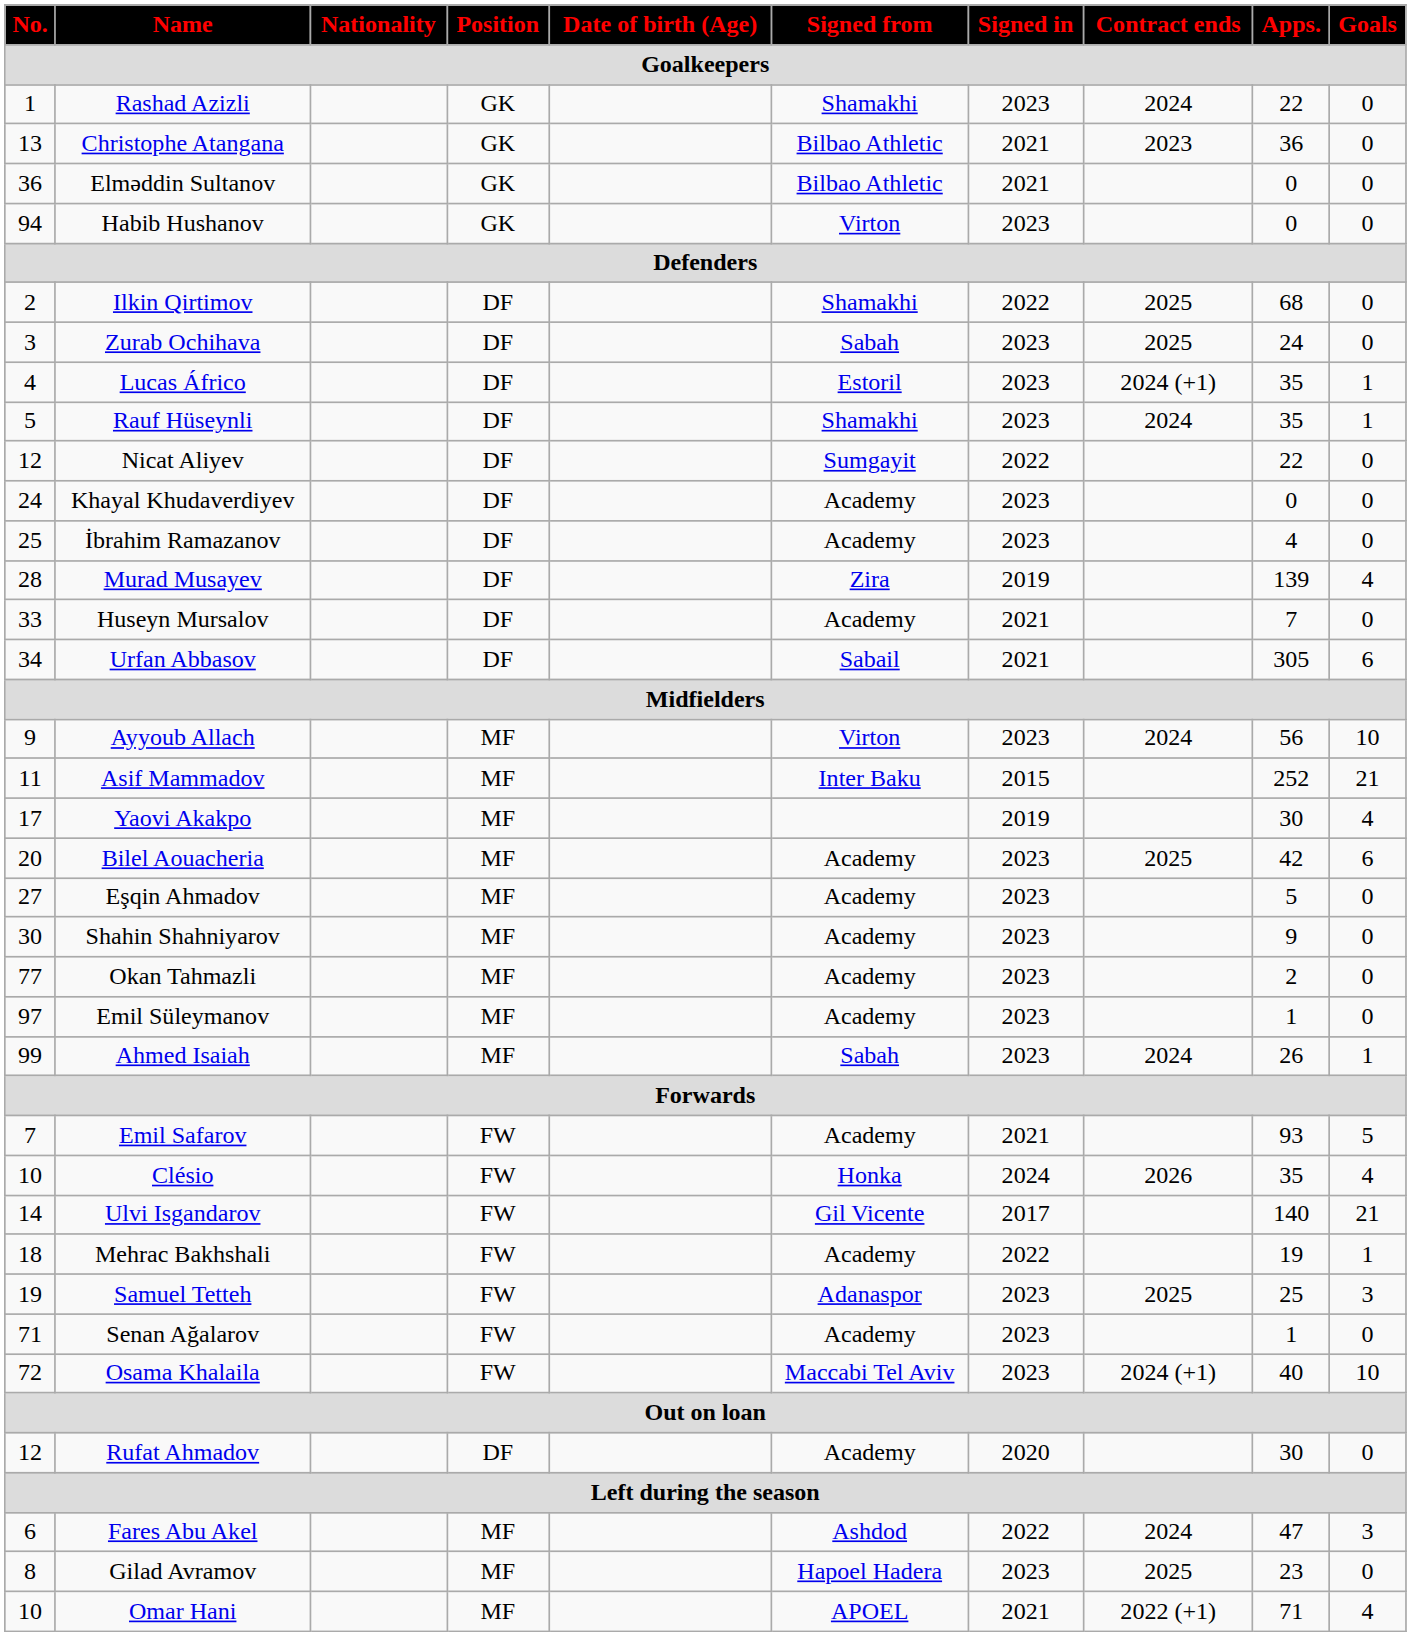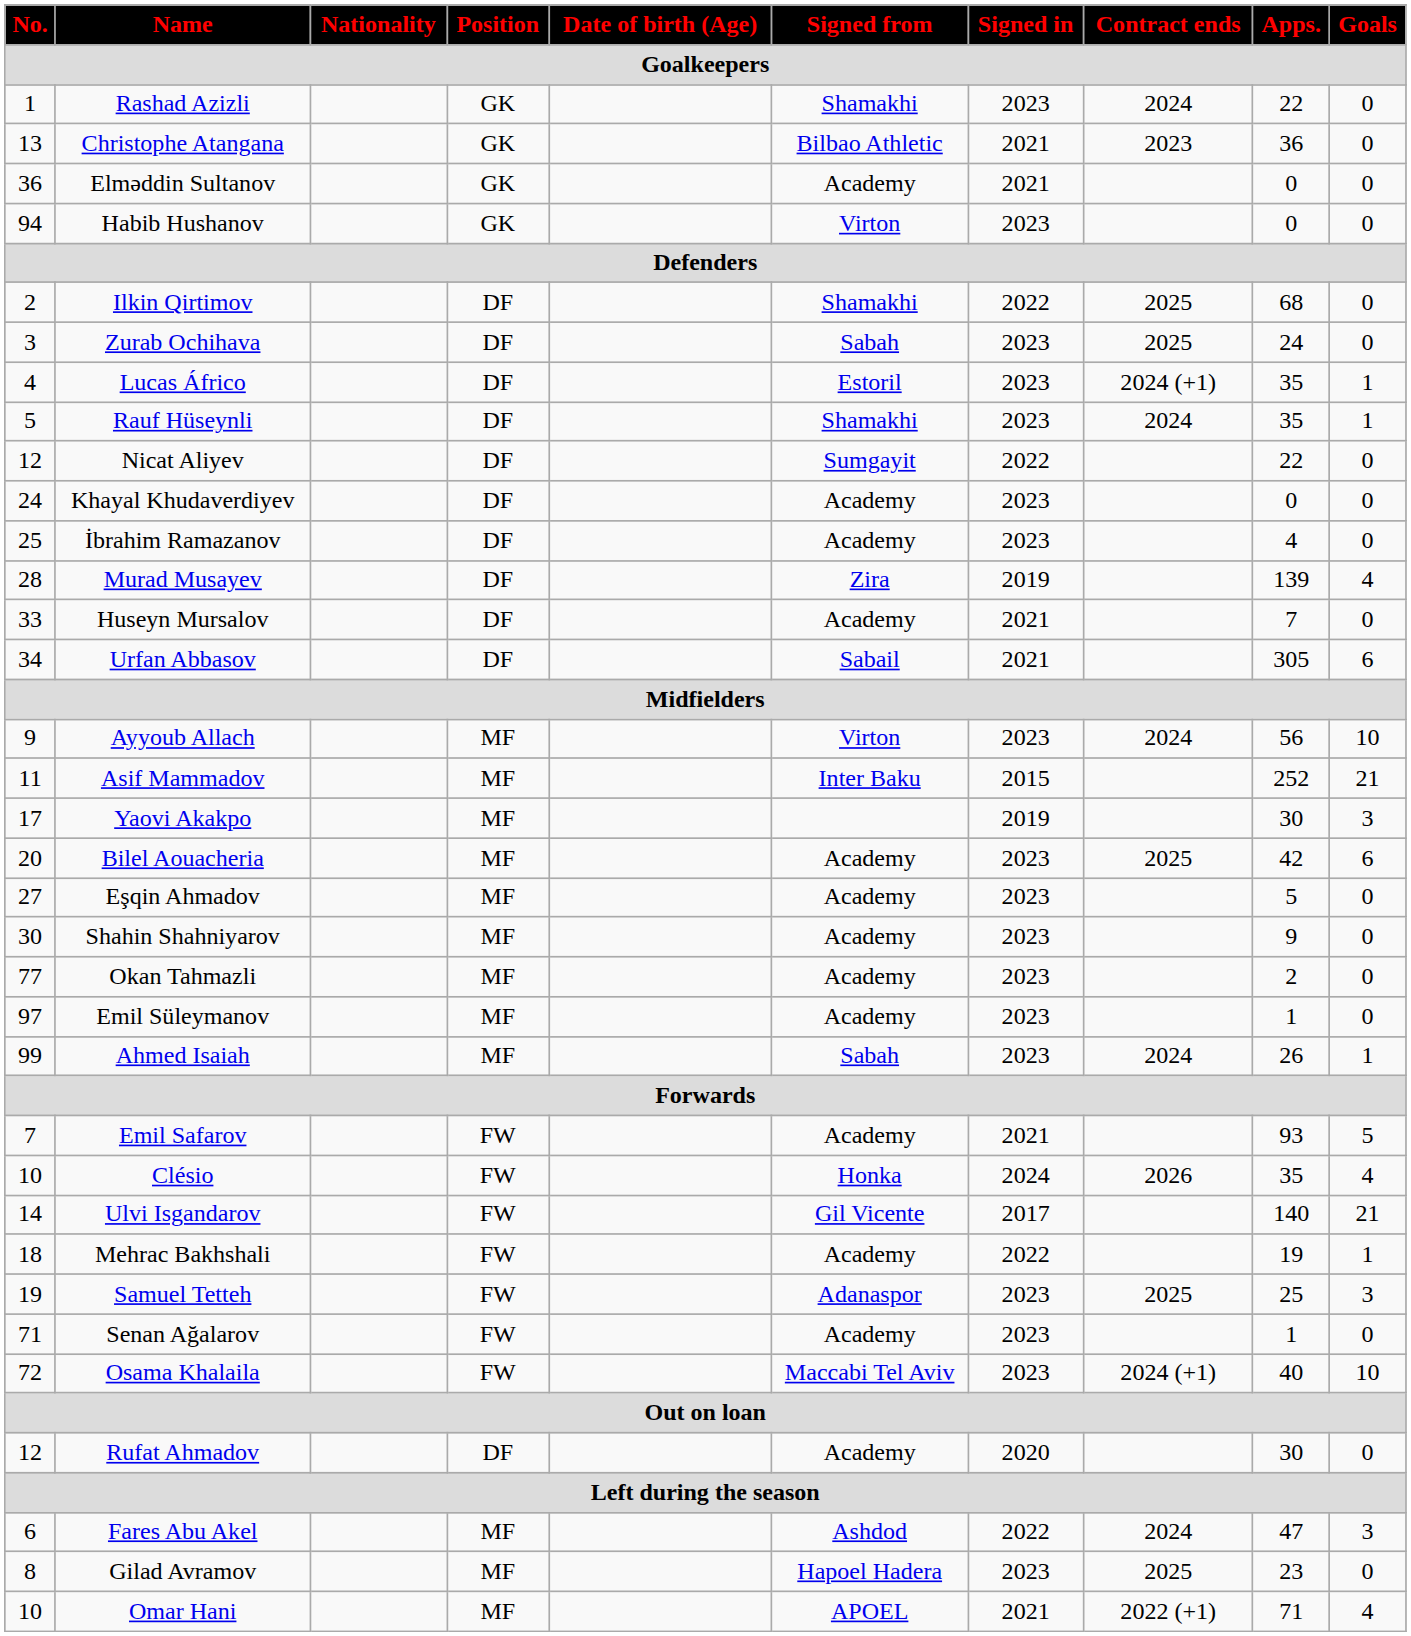(870, 183) Bilbao Athletic -> (870, 183) Academy
(1368, 817) 4 -> (1368, 817) 3
